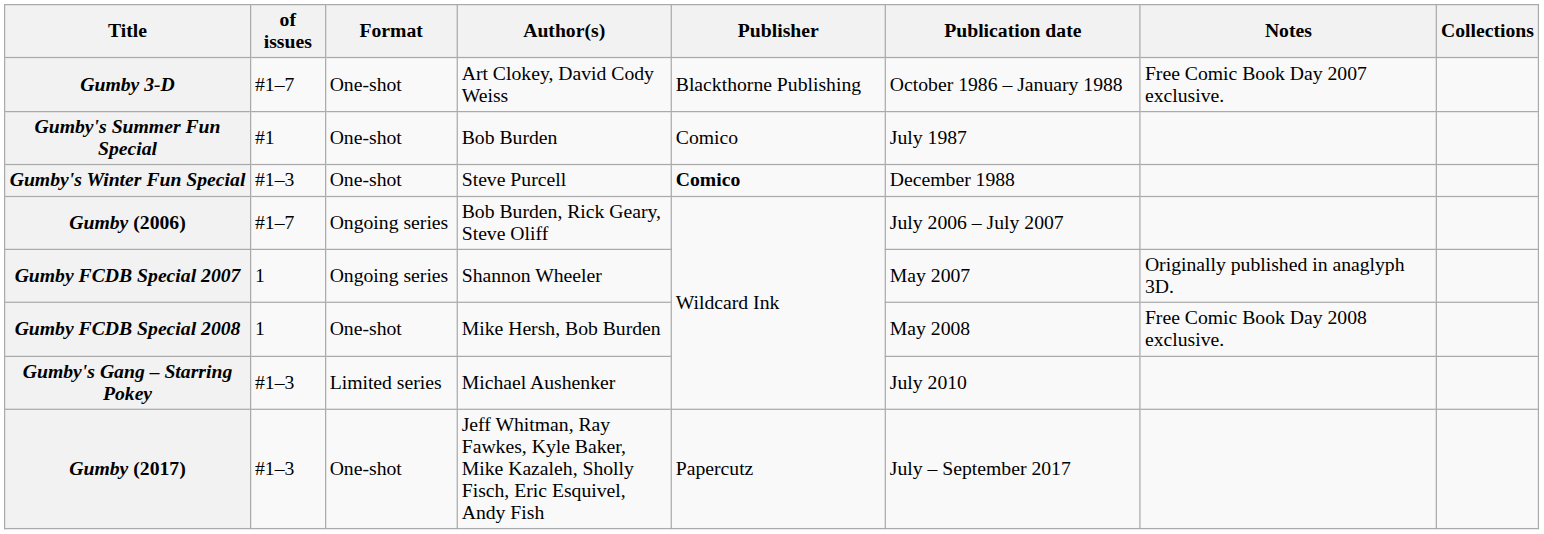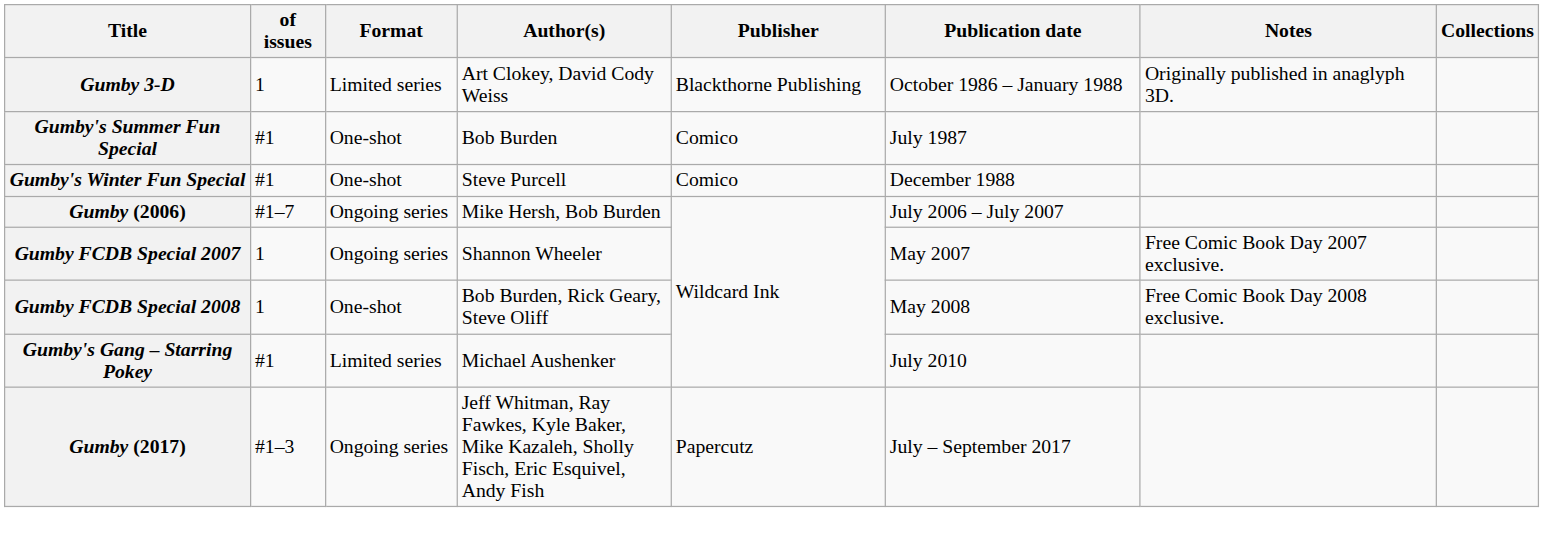(275, 84) #1–7 -> (260, 84) 1
(366, 84) One-shot -> (386, 84) Limited series
(1256, 84) Free Comic Book Day 2007 exclusive. -> (1275, 84) Originally published in anaglyph 3D.
(275, 180) #1–3 -> (265, 180) #1
(708, 180) bold -> (707, 180) normal
(561, 222) Bob Burden, Rick Geary, Steve Oliff -> (561, 211) Mike Hersh, Bob Burden
(1275, 275) Originally published in anaglyph 3D. -> (1256, 253) Free Comic Book Day 2007 exclusive.
(561, 329) Mike Hersh, Bob Burden -> (561, 307) Bob Burden, Rick Geary, Steve Oliff
(275, 382) #1–3 -> (265, 360) #1
(366, 469) One-shot -> (389, 446) Ongoing series
